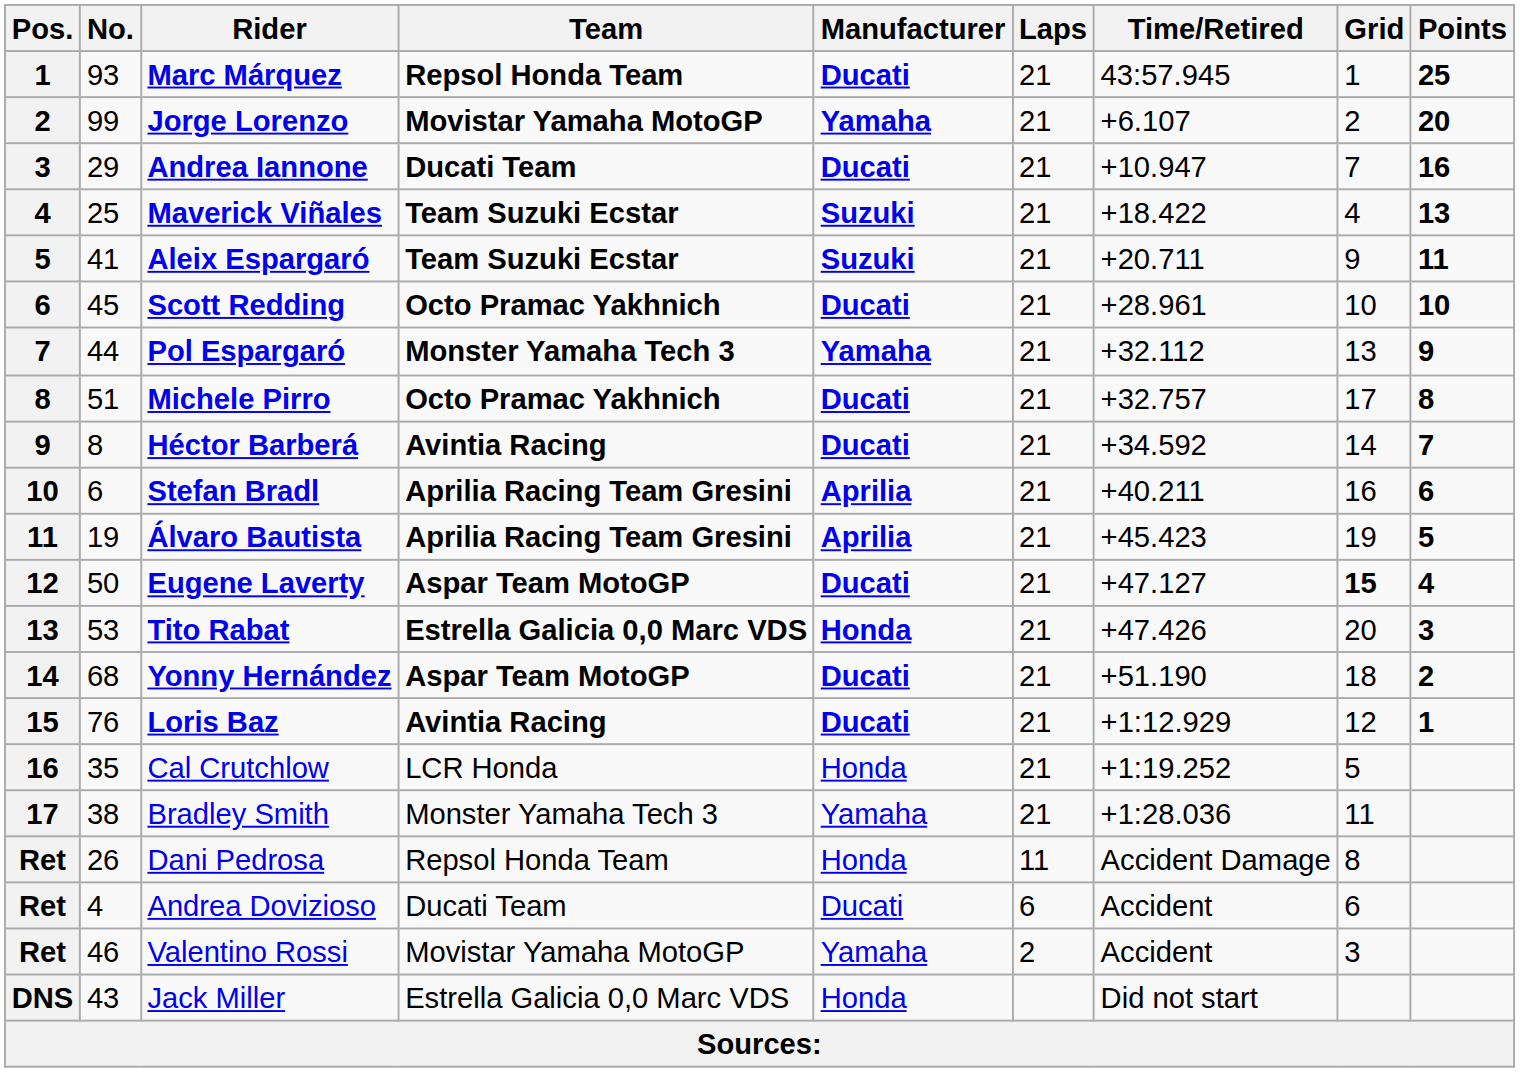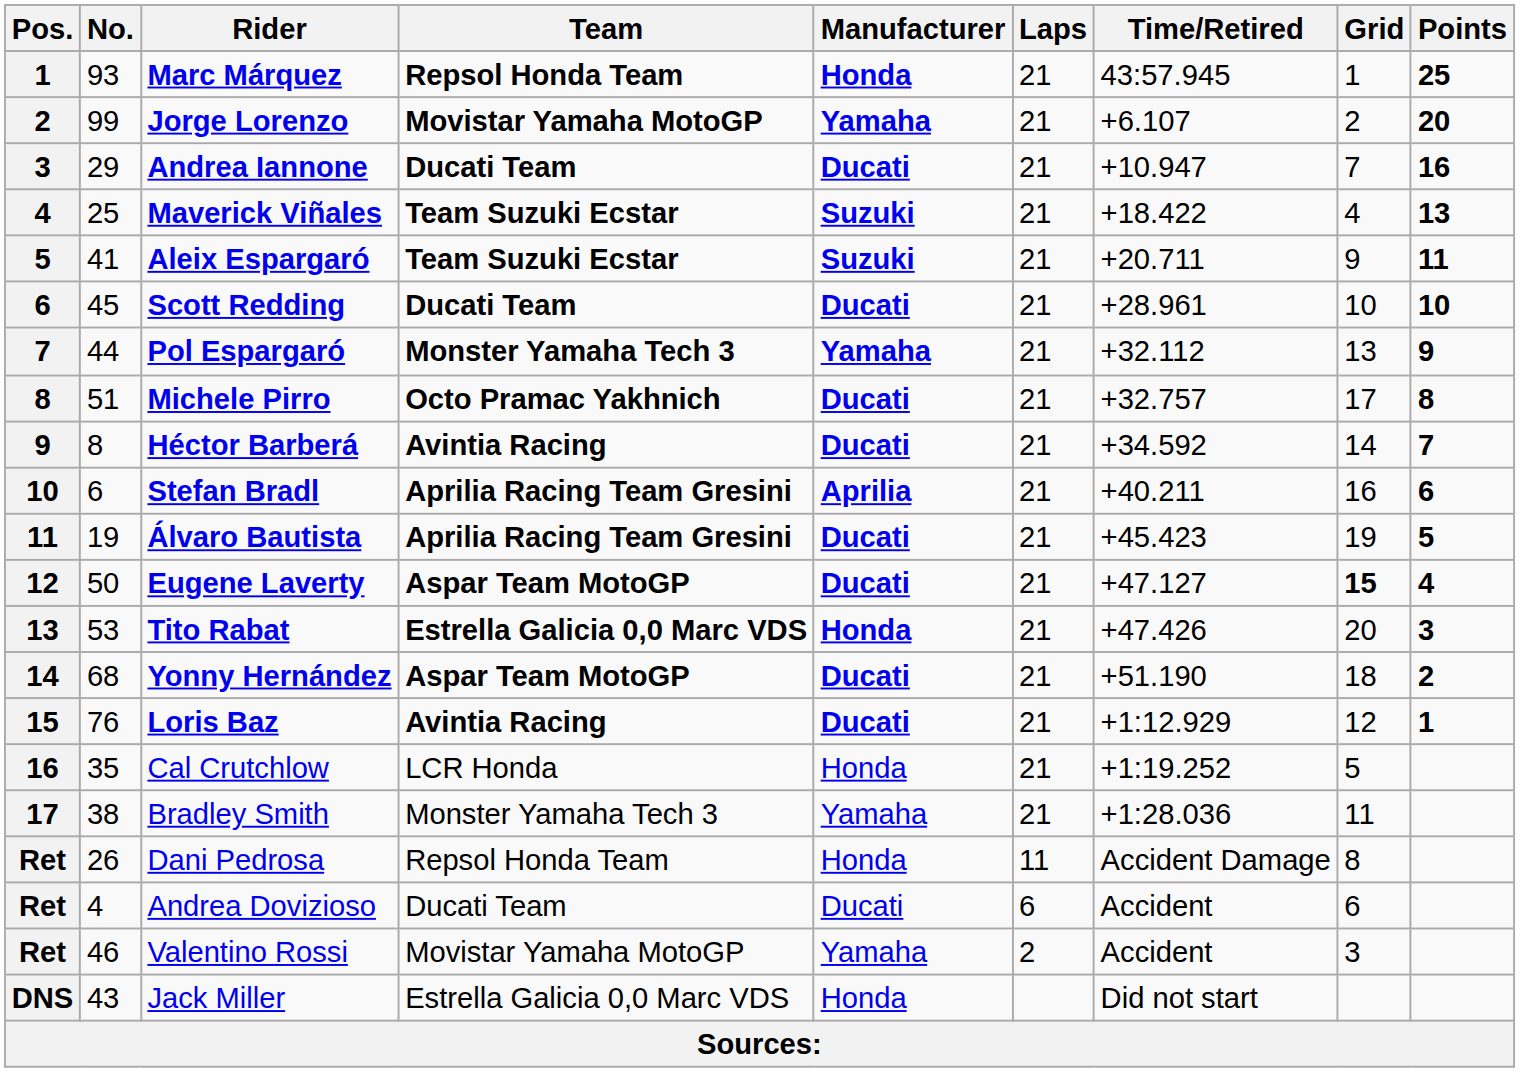(865, 74) Ducati -> (866, 74) Honda
(563, 305) Octo Pramac Yakhnich -> (491, 305) Ducati Team
(866, 536) Aprilia -> (865, 536) Ducati
